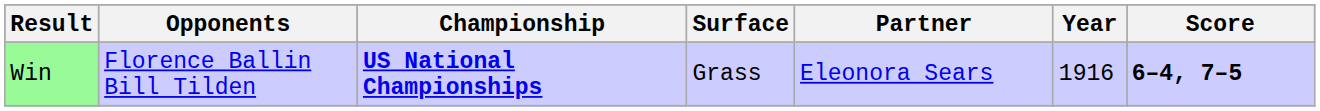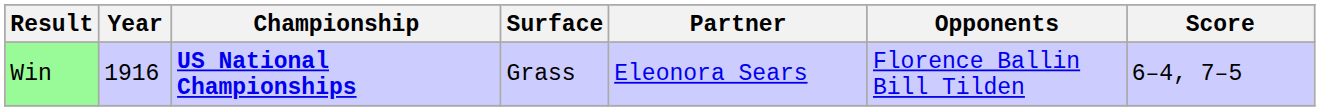columns swapped: (1090, 24) <-> (228, 24)
(1187, 74) bold -> (1187, 74) normal
